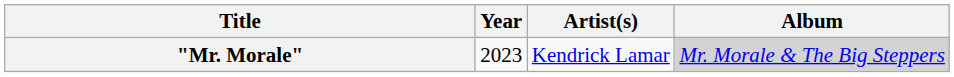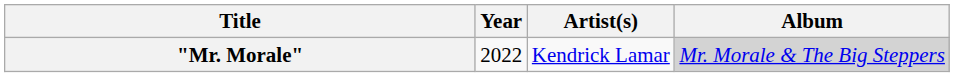(501, 54) 2023 -> (501, 54) 2022
